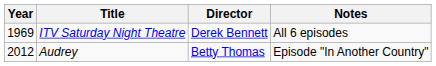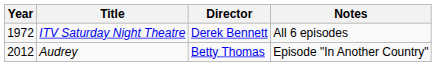(20, 33) 1969 -> (20, 33) 1972
